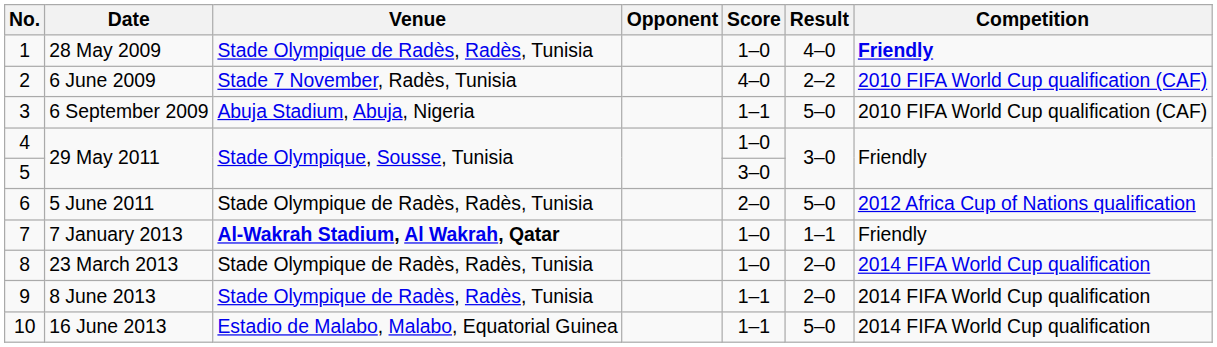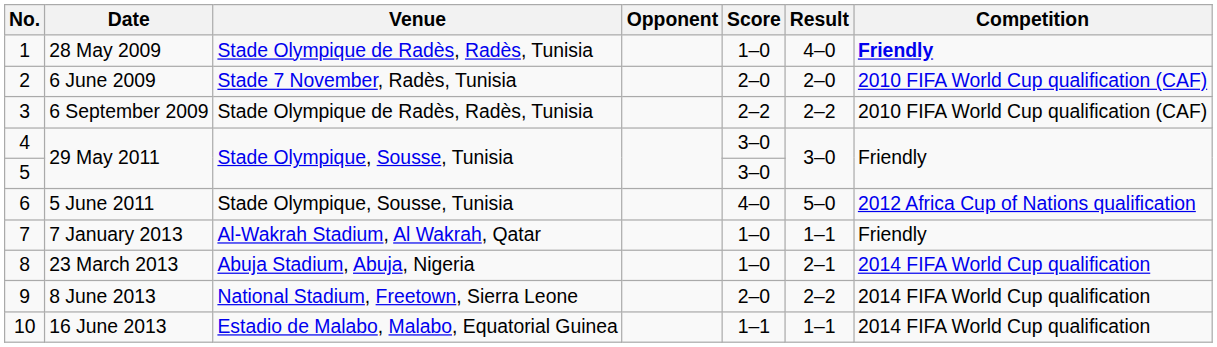(754, 81) 4–0 -> (754, 81) 2–0
(819, 81) 2–2 -> (819, 81) 2–0
(346, 111) Abuja Stadium, Abuja, Nigeria -> (405, 111) Stade Olympique de Radès, Radès, Tunisia
(754, 111) 1–1 -> (754, 111) 2–2
(819, 111) 5–0 -> (819, 111) 2–2
(754, 142) 1–0 -> (754, 142) 3–0
(405, 204) Stade Olympique de Radès, Radès, Tunisia -> (365, 204) Stade Olympique, Sousse, Tunisia
(754, 204) 2–0 -> (754, 204) 4–0
(388, 234) bold -> (379, 234) normal
(405, 265) Stade Olympique de Radès, Radès, Tunisia -> (346, 265) Abuja Stadium, Abuja, Nigeria
(819, 265) 2–0 -> (819, 265) 2–1
(405, 296) Stade Olympique de Radès, Radès, Tunisia -> (398, 296) National Stadium, Freetown, Sierra Leone
(754, 296) 1–1 -> (754, 296) 2–0
(819, 296) 2–0 -> (819, 296) 2–2
(819, 326) 5–0 -> (819, 326) 1–1
